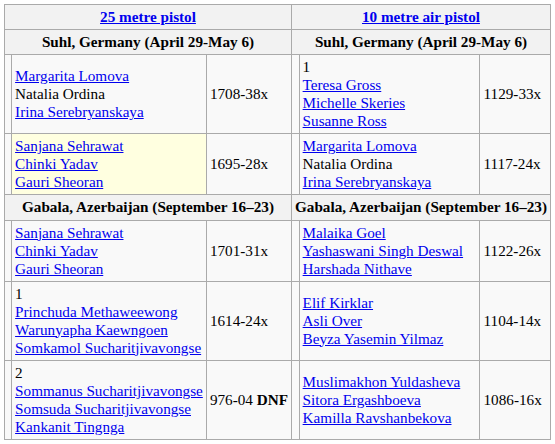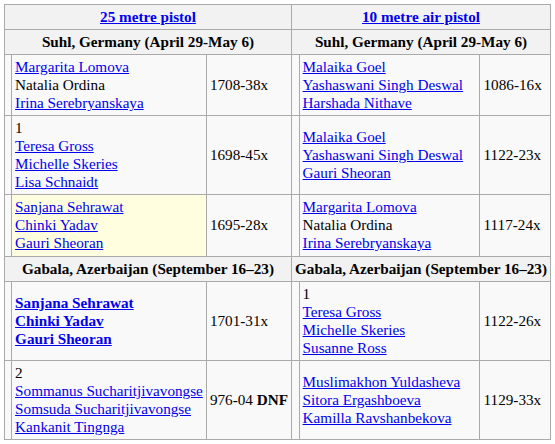(354, 94) 1 Teresa Gross Michelle Skeries Susanne Ross -> (383, 85) Malaika Goel Yashaswani Singh Deswal Harshada Nithave
(512, 94) 1129-33x -> (513, 85) 1086-16x
+ row: (239, 155)
(69, 250) normal -> (74, 320) bold
(383, 250) Malaika Goel Yashaswani Singh Deswal Harshada Nithave -> (354, 320) 1 Teresa Gross Michelle Skeries Susanne Ross
- row: (239, 320)
(513, 399) 1086-16x -> (512, 399) 1129-33x
